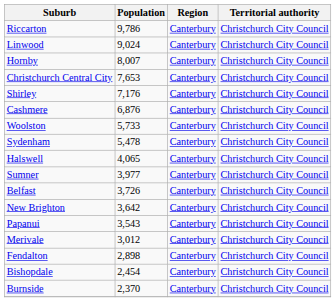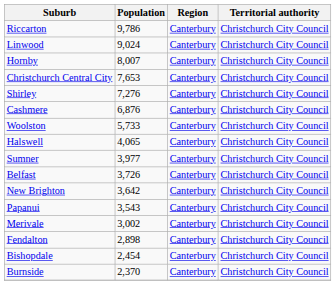(129, 93) 7,176 -> (129, 93) 7,276
- row: (28, 142)
(129, 239) 3,012 -> (129, 223) 3,002
